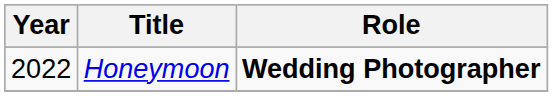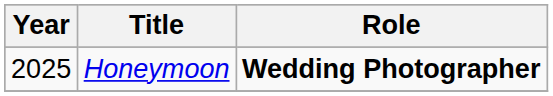(41, 68) 2022 -> (41, 68) 2025
